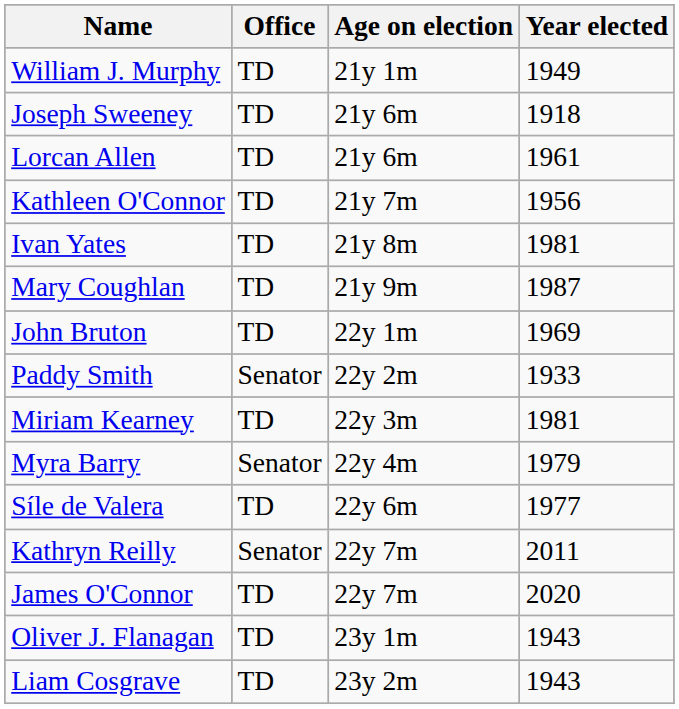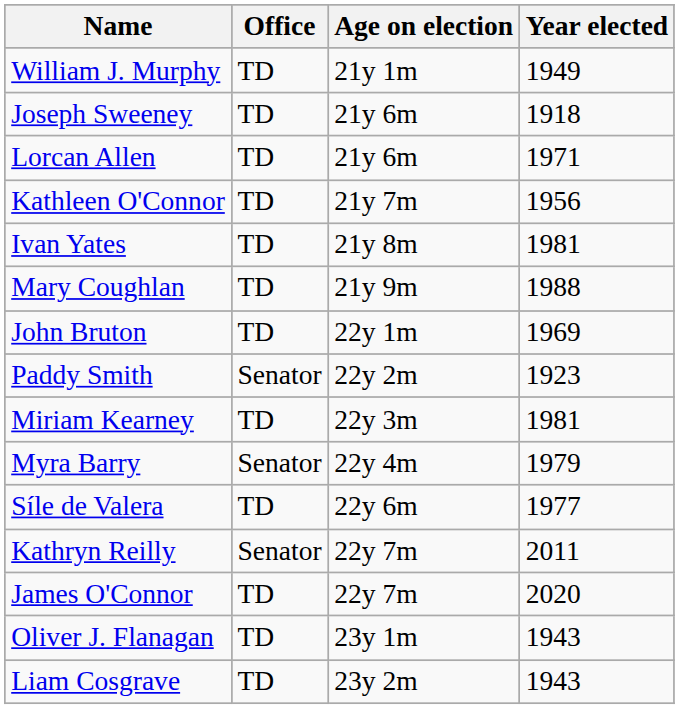(553, 157) 1961 -> (553, 157) 1971
(553, 288) 1987 -> (553, 288) 1988
(553, 375) 1933 -> (553, 375) 1923
